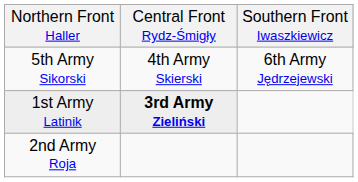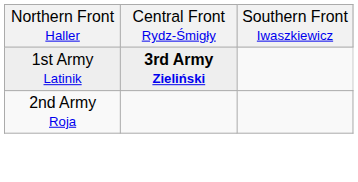- row: (63, 68)
